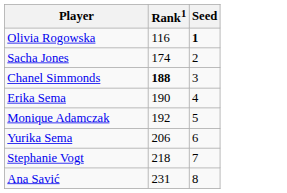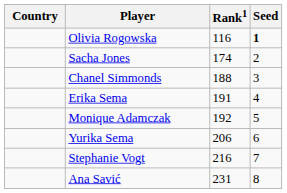+ column: (35, 16)
(161, 78) bold -> (222, 78) normal
(161, 98) 190 -> (222, 98) 191
(161, 158) 218 -> (222, 158) 216
